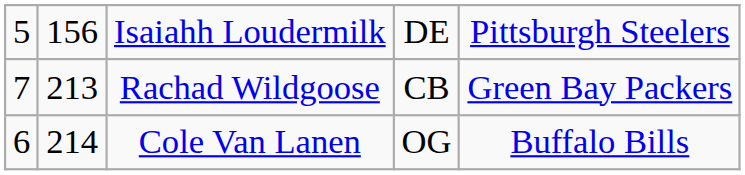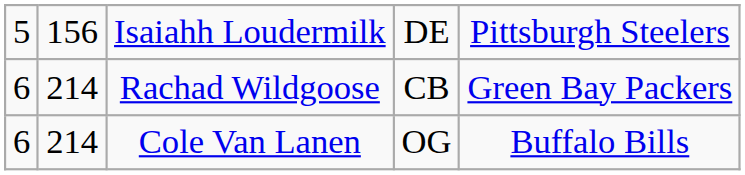(22, 86) 7 -> (22, 86) 6
(72, 86) 213 -> (72, 86) 214
